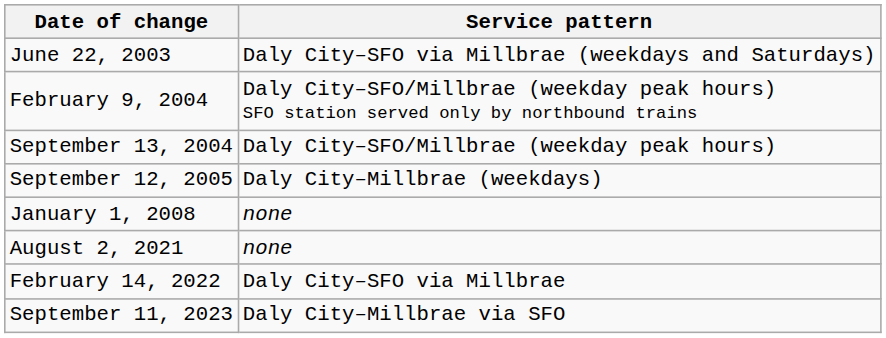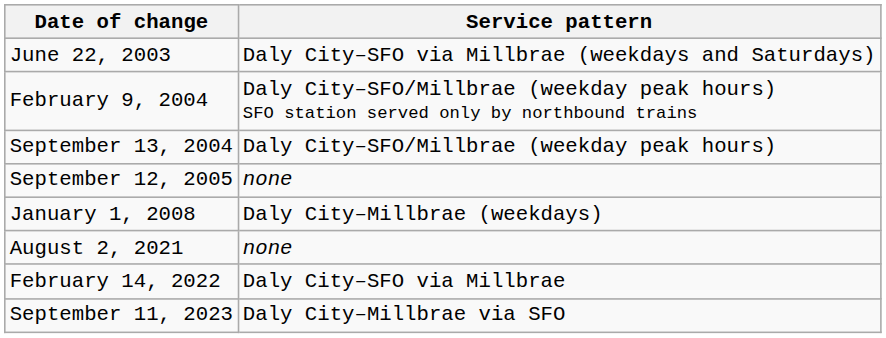(423, 180) Daly City–Millbrae (weekdays) -> (268, 180) none
(268, 214) none -> (423, 214) Daly City–Millbrae (weekdays)
